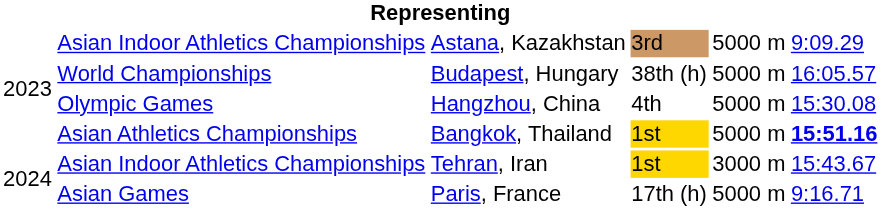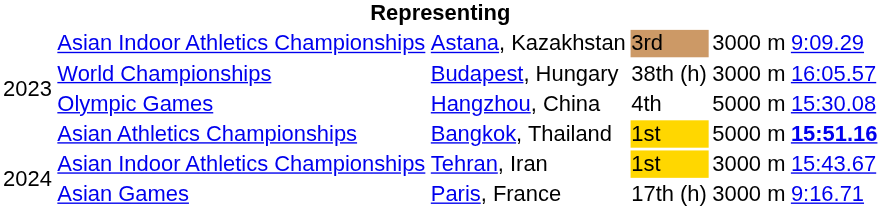(749, 43) 5000 m -> (749, 43) 3000 m
(749, 73) 5000 m -> (749, 73) 3000 m
(749, 194) 5000 m -> (749, 194) 3000 m
